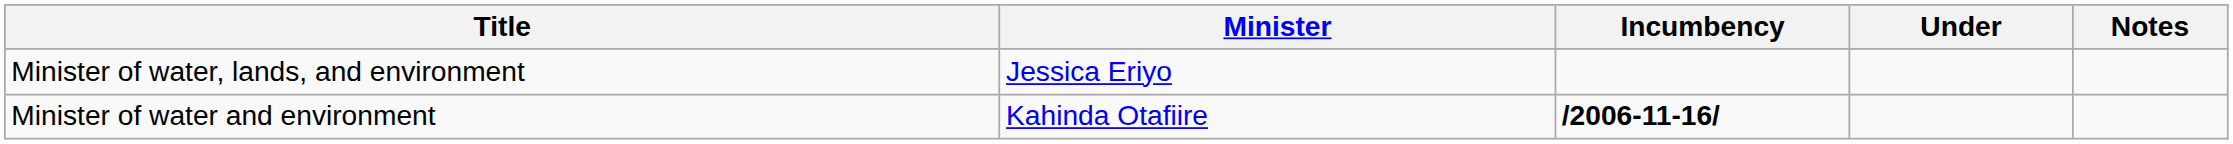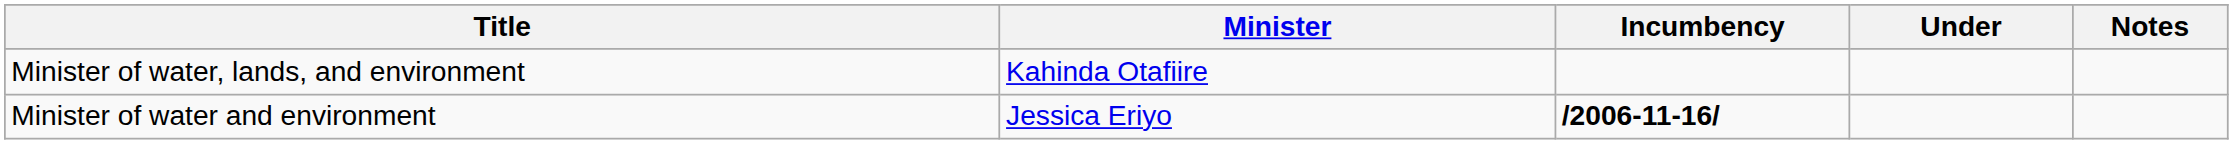(1089, 71) Jessica Eriyo -> (1107, 71) Kahinda Otafiire
(1107, 116) Kahinda Otafiire -> (1089, 116) Jessica Eriyo
